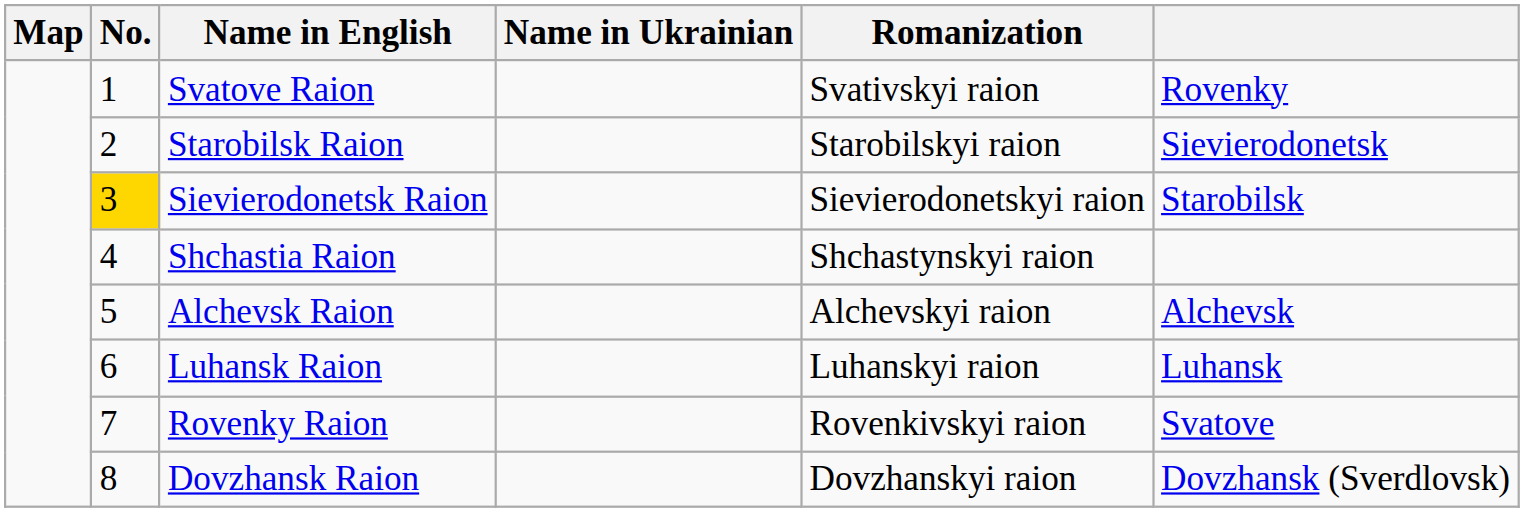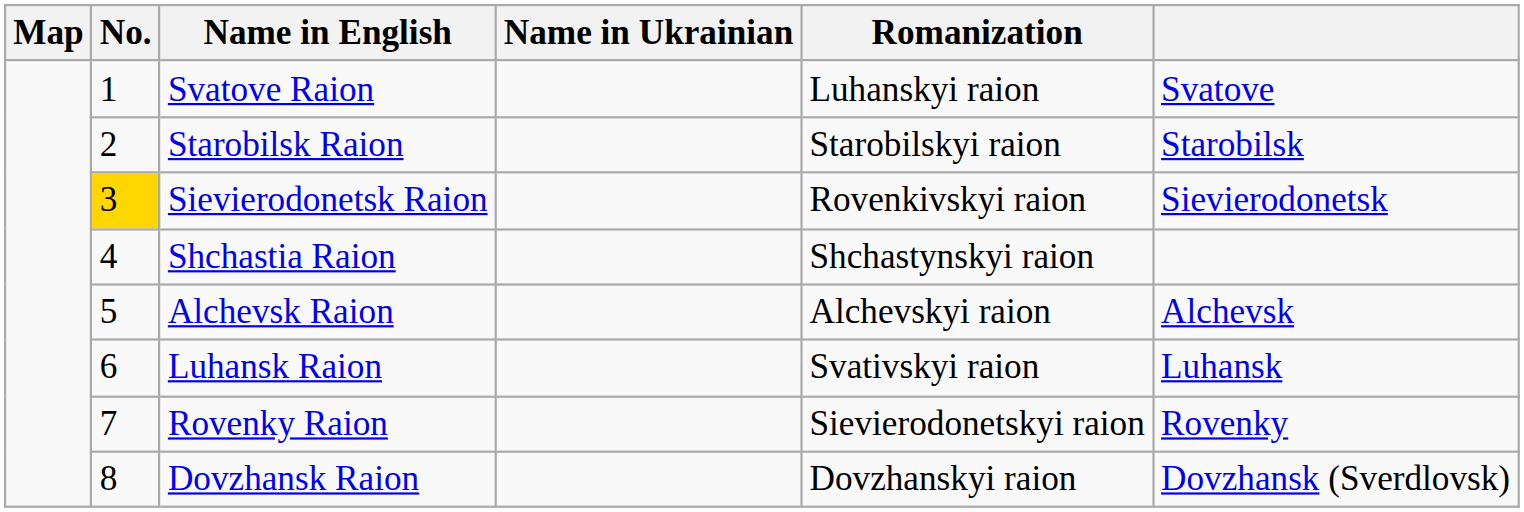(924, 88) Svativskyi raion -> (924, 88) Luhanskyi raion
(1225, 88) Rovenky -> (1218, 88) Svatove
(1274, 144) Sievierodonetsk -> (1232, 144) Starobilsk
(977, 199) Sievierodonetskyi raion -> (948, 199) Rovenkivskyi raion
(1232, 199) Starobilsk -> (1274, 199) Sievierodonetsk
(924, 367) Luhanskyi raion -> (924, 367) Svativskyi raion
(948, 423) Rovenkivskyi raion -> (977, 423) Sievierodonetskyi raion
(1218, 423) Svatove -> (1225, 423) Rovenky
